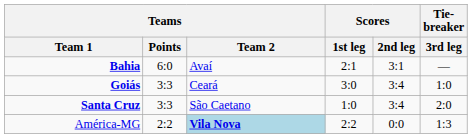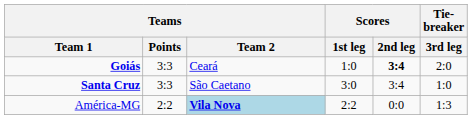- row: (125, 66)
(349, 85) 3:0 -> (349, 66) 1:0
(396, 85) normal -> (396, 66) bold
(444, 85) 1:0 -> (444, 66) 2:0
(349, 104) 1:0 -> (349, 85) 3:0
(444, 104) 2:0 -> (444, 85) 1:0
